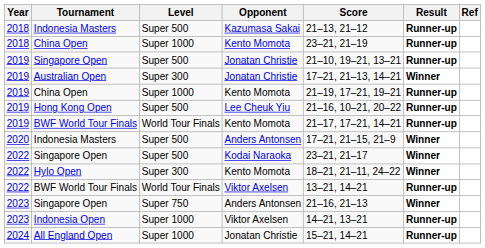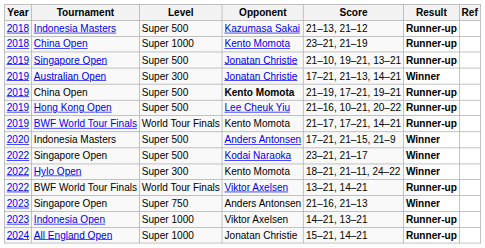(168, 92) Super 1000 -> (165, 92) Super 500
(257, 92) normal -> (259, 92) bold
